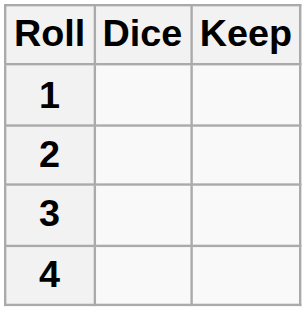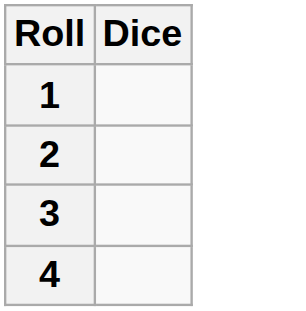- column: (246, 34)
